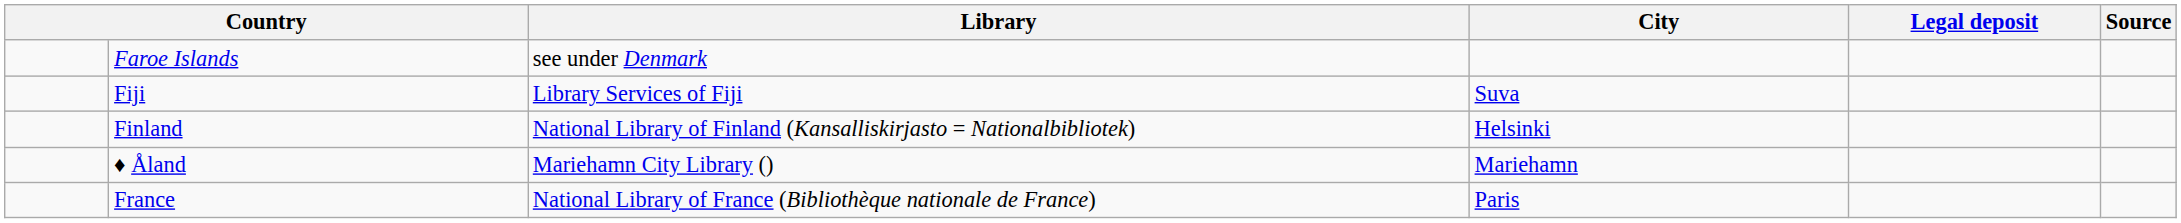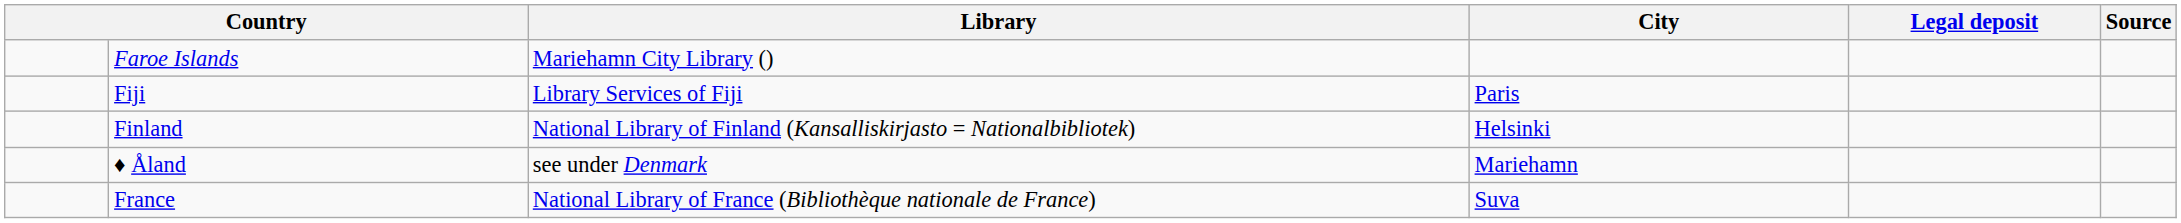(620, 57) see under Denmark -> (653, 57) Mariehamn City Library ()
(1497, 93) Suva -> (1497, 93) Paris
(653, 164) Mariehamn City Library () -> (620, 164) see under Denmark
(1497, 199) Paris -> (1497, 199) Suva
